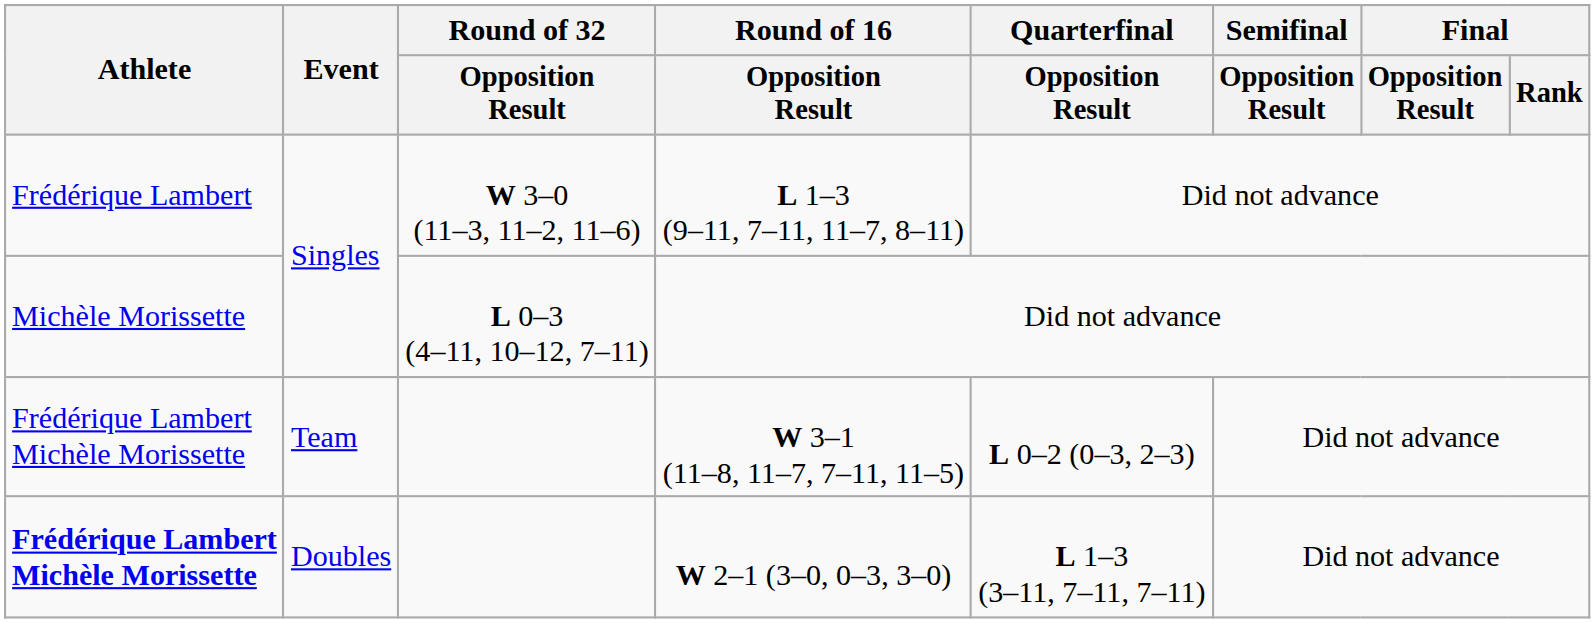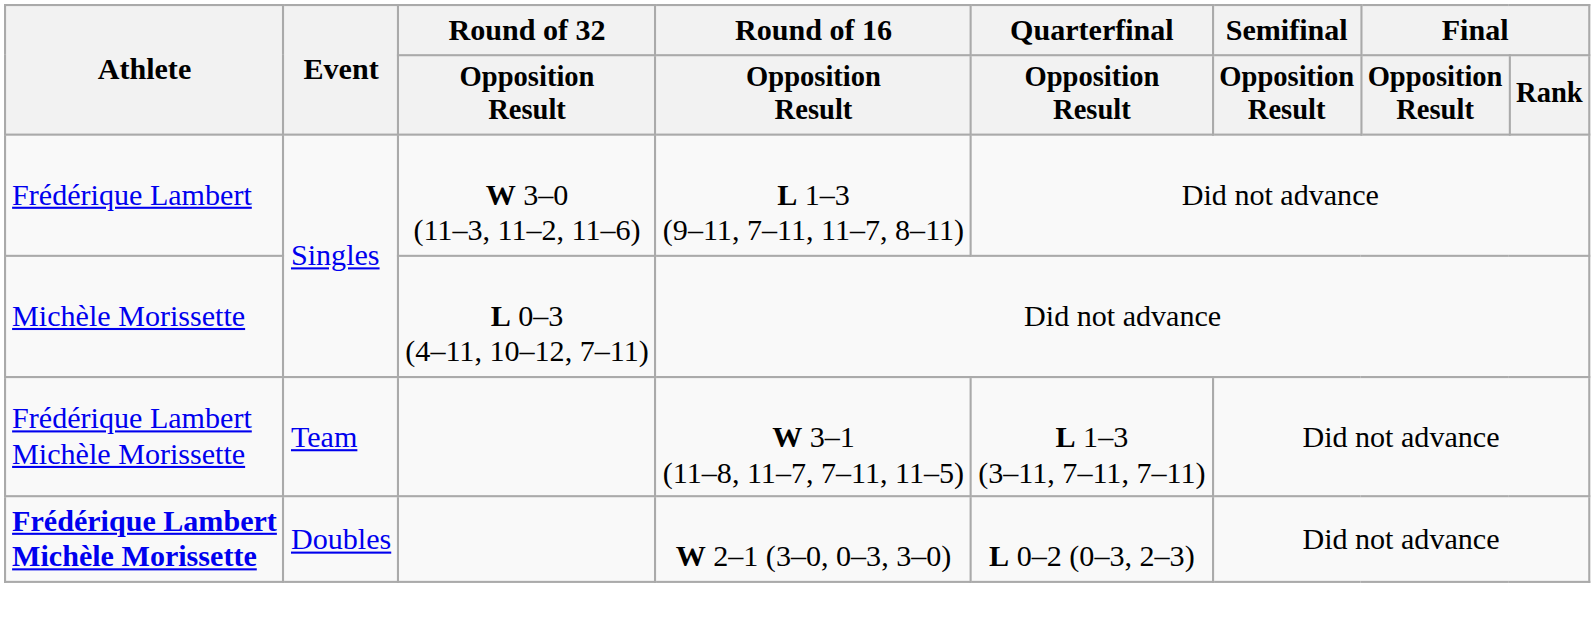(1092, 454) L 0–2 (0–3, 2–3) -> (1092, 454) L 1–3 (3–11, 7–11, 7–11)
(1092, 575) L 1–3 (3–11, 7–11, 7–11) -> (1092, 557) L 0–2 (0–3, 2–3)
